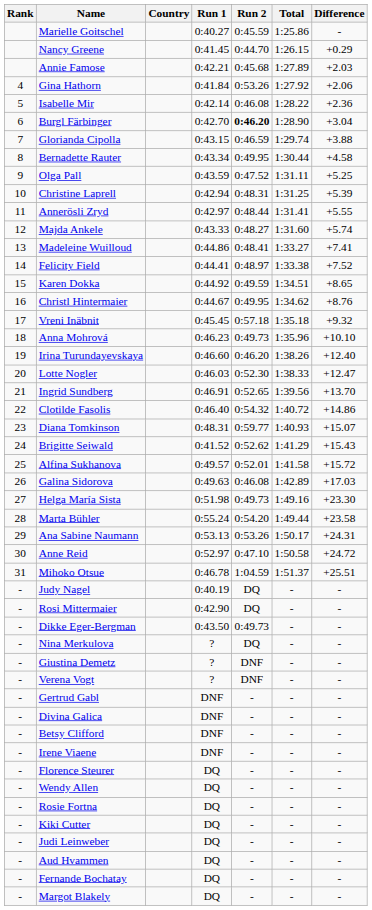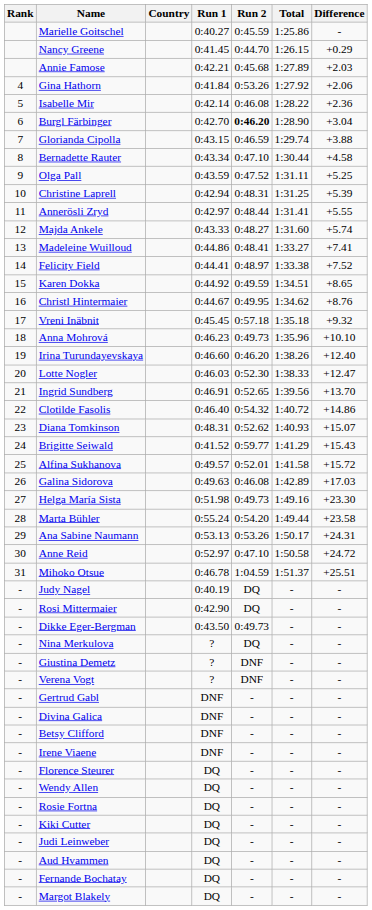(252, 157) 0:49.95 -> (252, 157) 0:47.10
(252, 427) 0:59.77 -> (252, 427) 0:52.62
(252, 445) 0:52.62 -> (252, 445) 0:59.77
